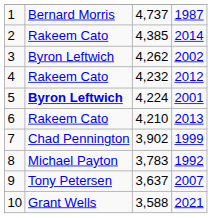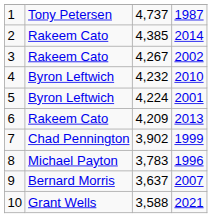(71, 14) Bernard Morris -> (70, 14) Tony Petersen
(71, 56) Byron Leftwich -> (68, 56) Rakeem Cato
(152, 56) 4,262 -> (152, 56) 4,267
(68, 77) Rakeem Cato -> (71, 77) Byron Leftwich
(189, 77) 2012 -> (189, 77) 2010
(75, 98) bold -> (71, 98) normal
(152, 118) 4,210 -> (152, 118) 4,209
(189, 160) 1992 -> (189, 160) 1996
(70, 181) Tony Petersen -> (71, 181) Bernard Morris
